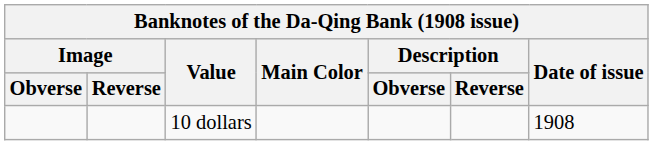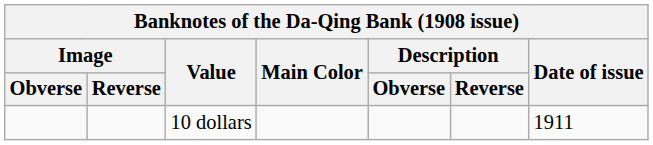(554, 122) 1908 -> (554, 122) 1911
